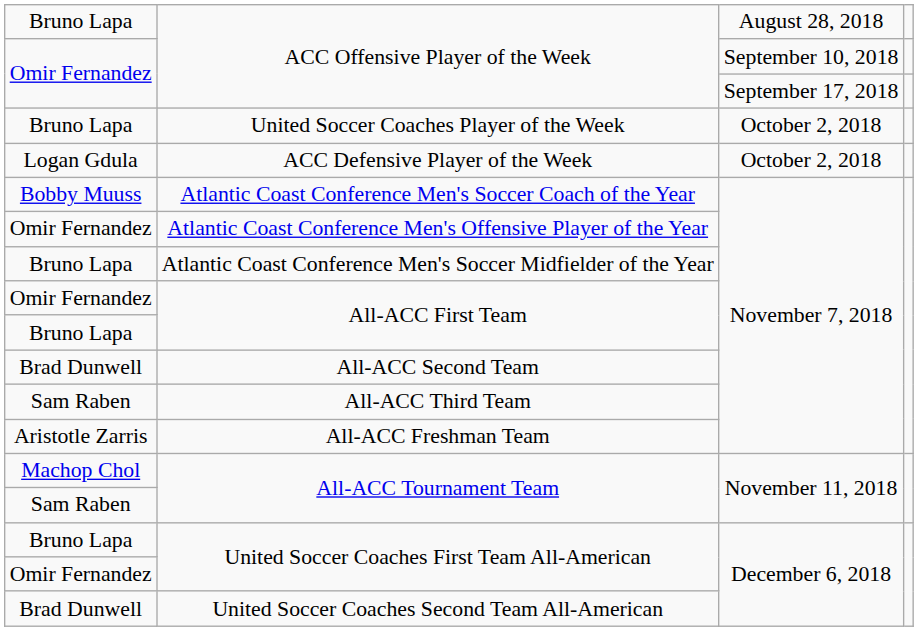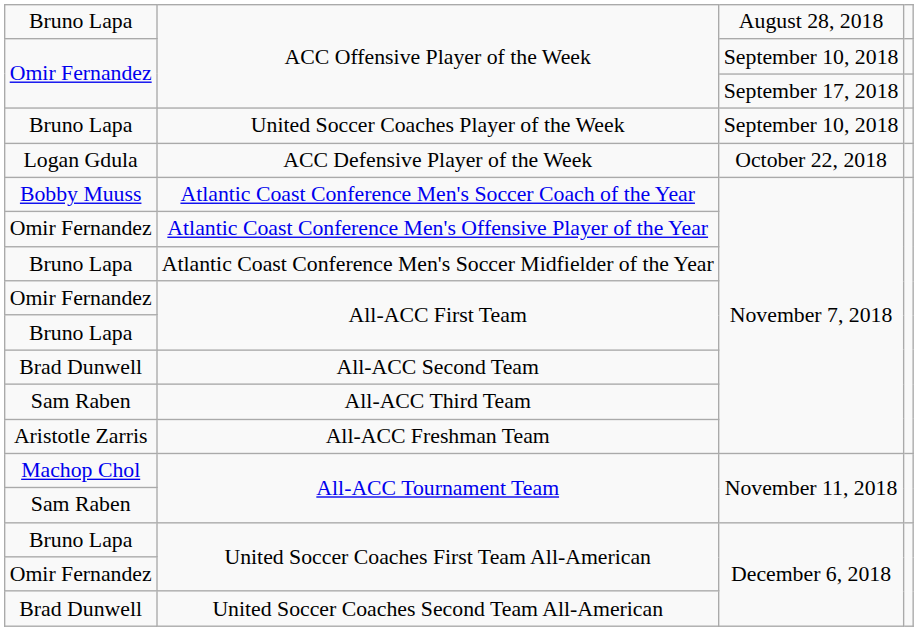(811, 125) October 2, 2018 -> (811, 125) September 10, 2018
(811, 159) October 2, 2018 -> (811, 159) October 22, 2018
